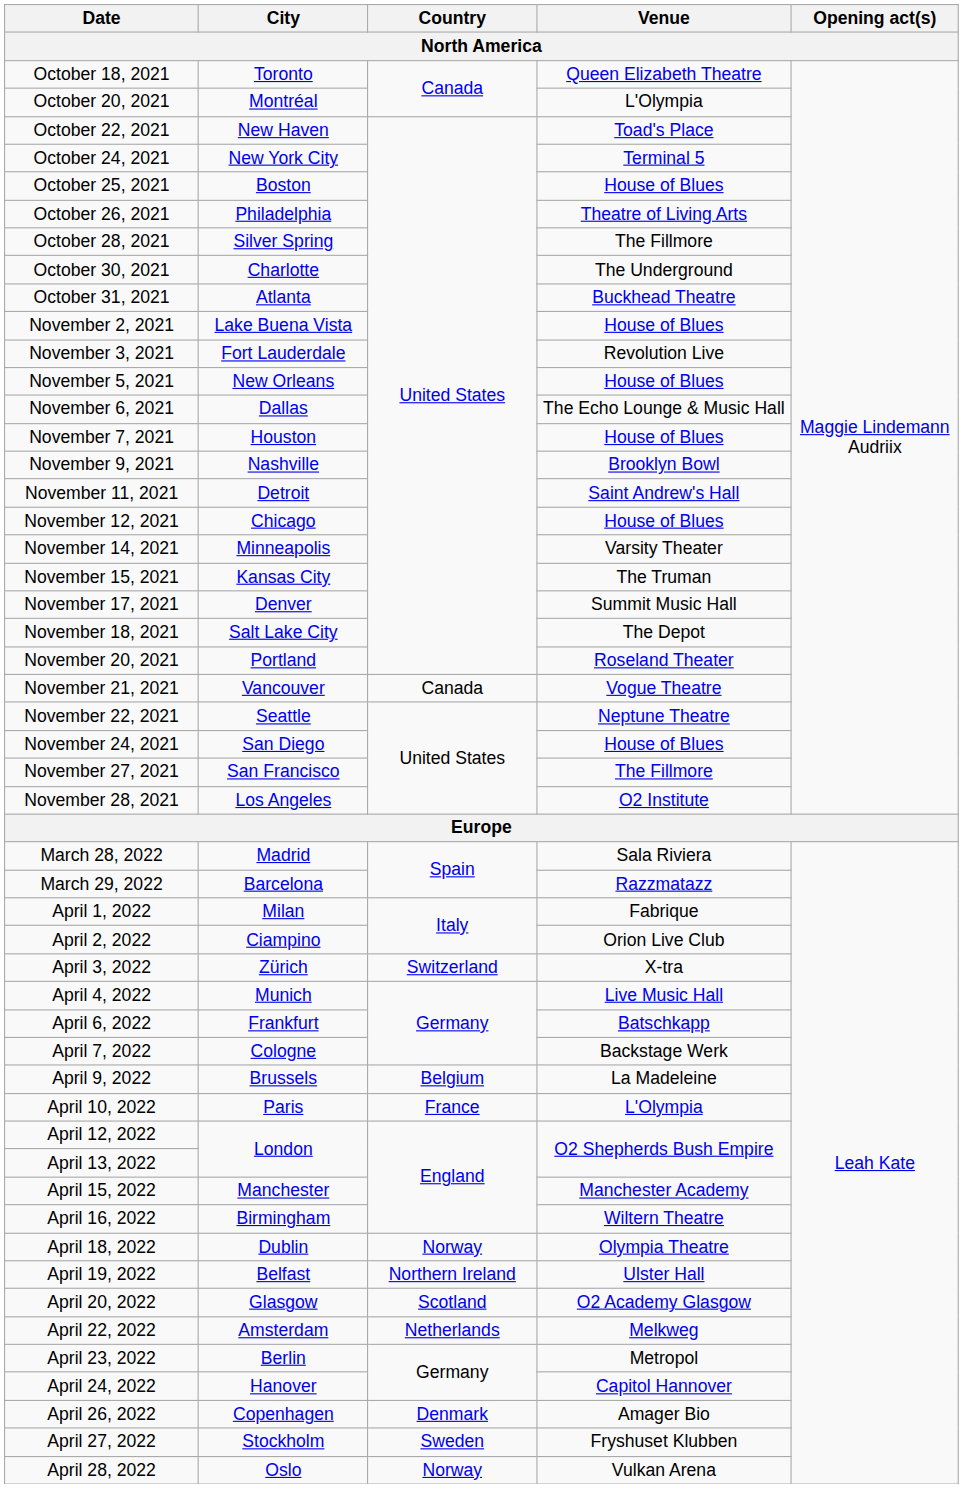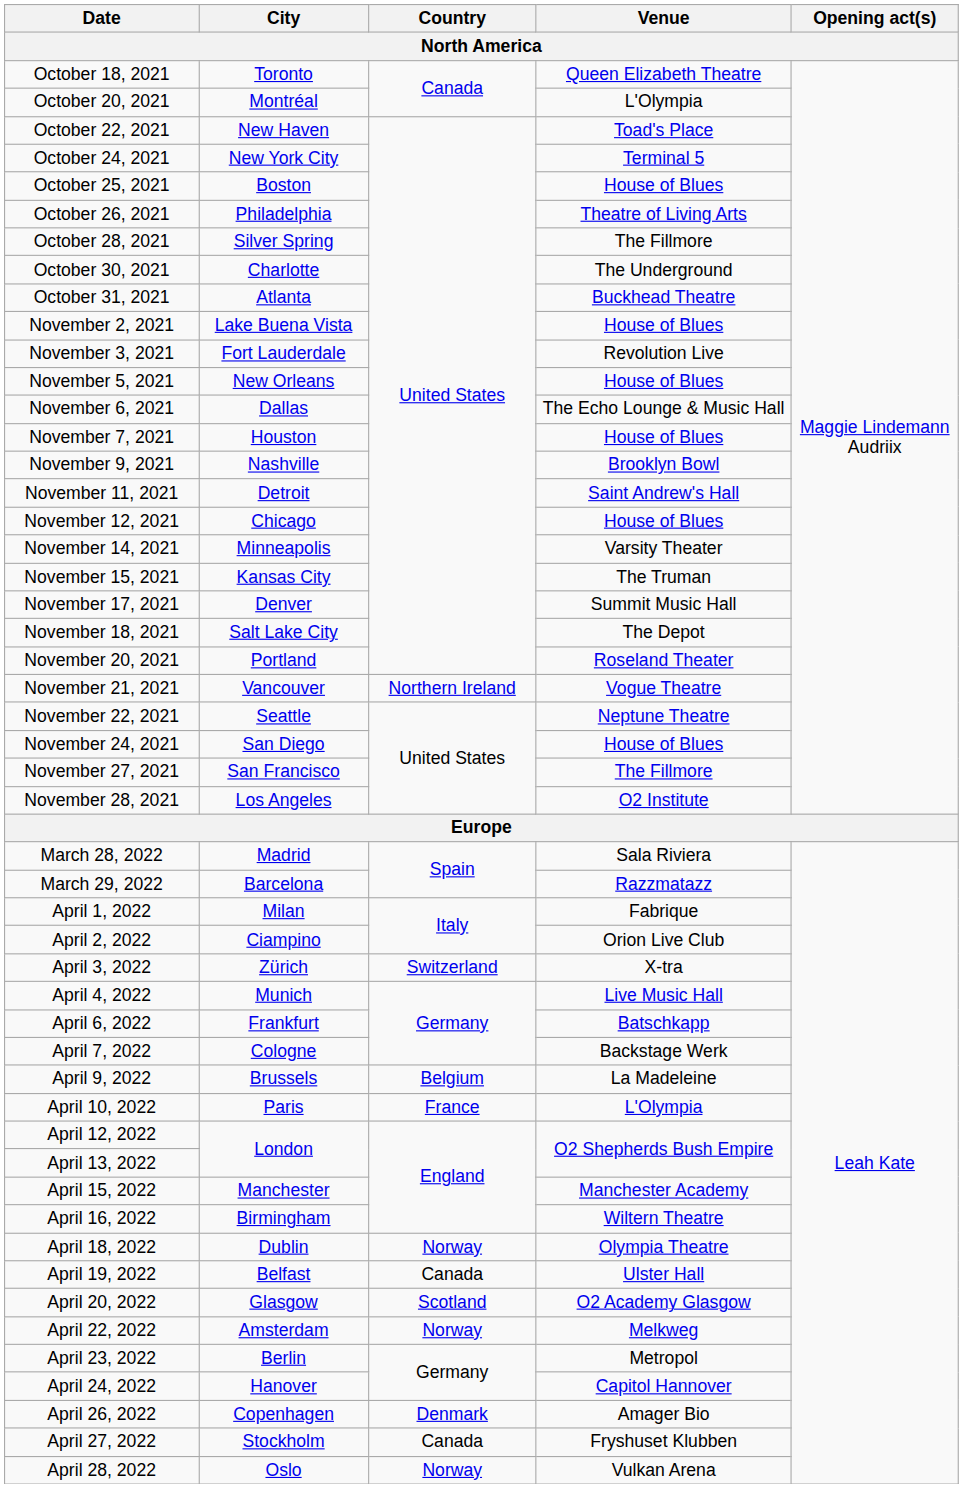(452, 688) Canada -> (452, 688) Northern Ireland
(452, 1274) Northern Ireland -> (452, 1274) Canada
(452, 1330) Netherlands -> (452, 1330) Norway
(452, 1441) Sweden -> (452, 1441) Canada
